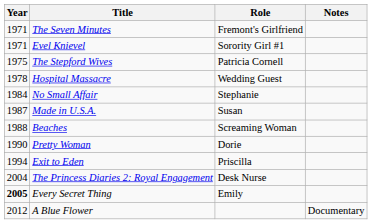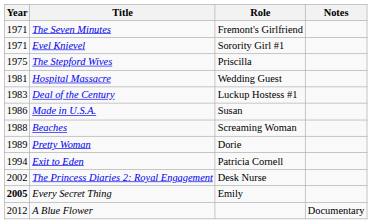(250, 62) Patricia Cornell -> (235, 62) Priscilla
(17, 78) 1978 -> (17, 78) 1981
+ row: (73, 95)
- row: (65, 95)
(17, 111) 1987 -> (17, 111) 1986
(17, 144) 1990 -> (17, 144) 1989
(235, 161) Priscilla -> (250, 161) Patricia Cornell
(17, 177) 2004 -> (17, 177) 2002
